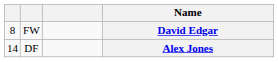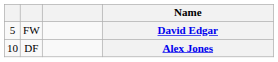(12, 30) 8 -> (12, 30) 5
(12, 48) 14 -> (12, 48) 10
